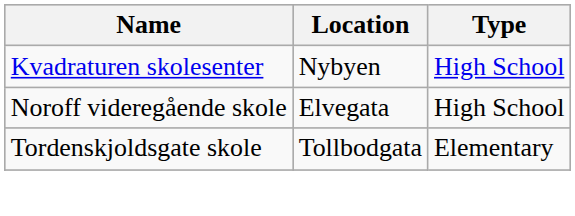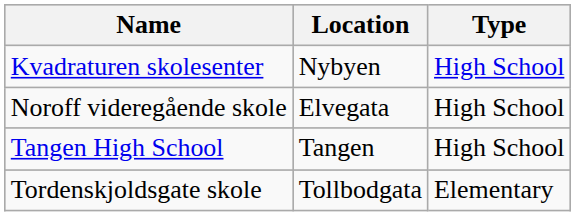+ row: (117, 148)
